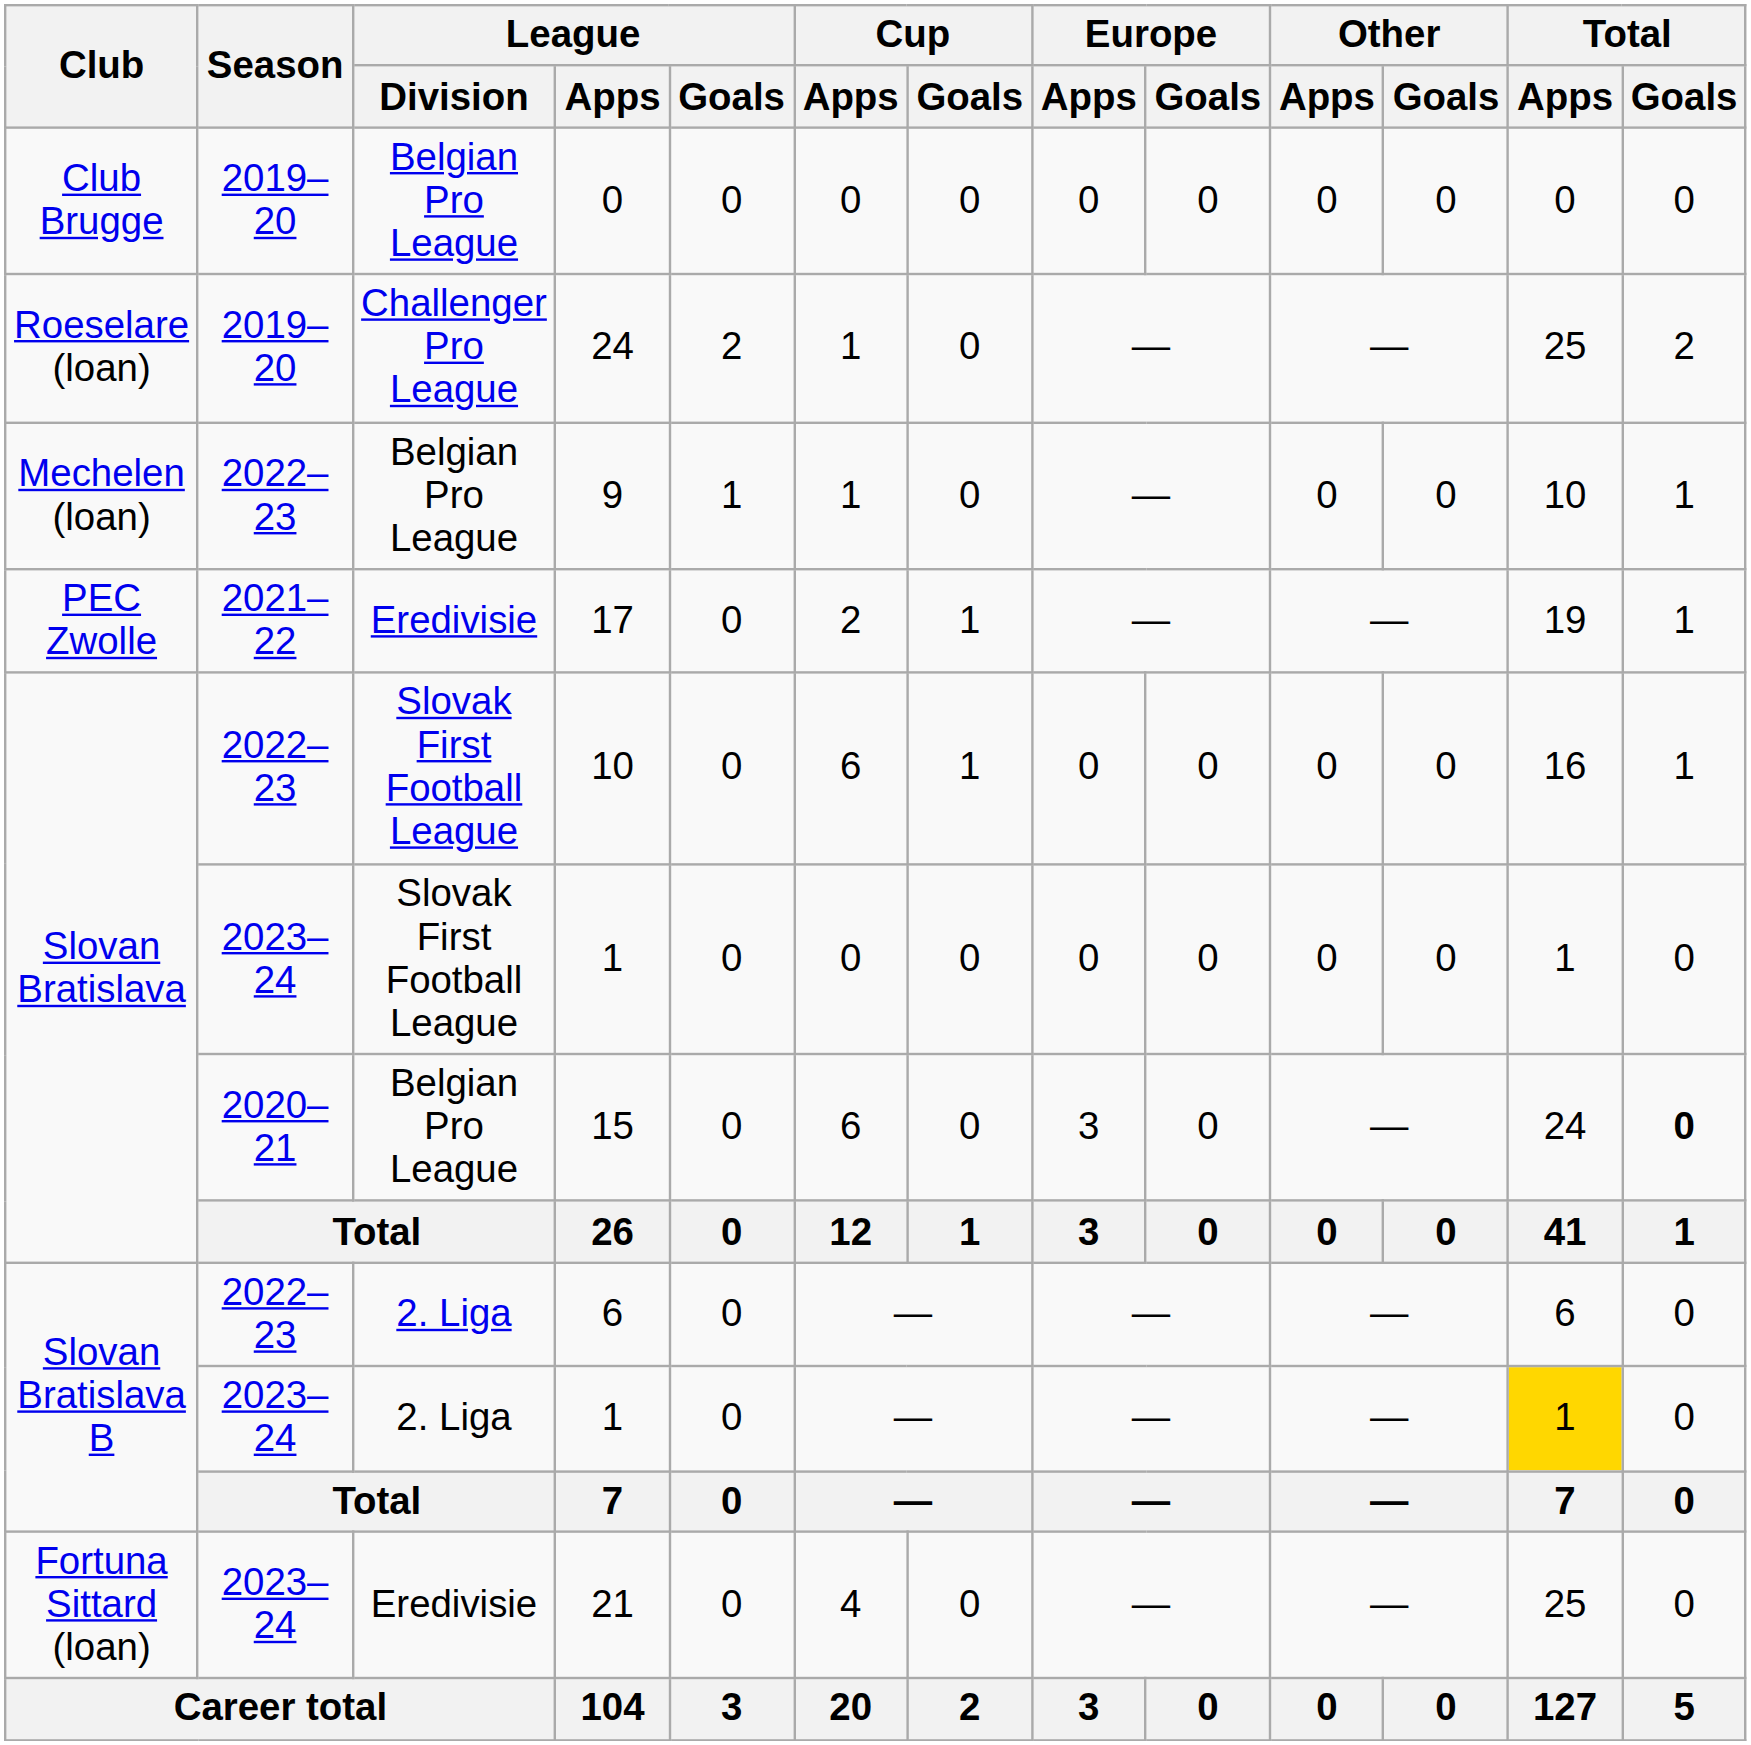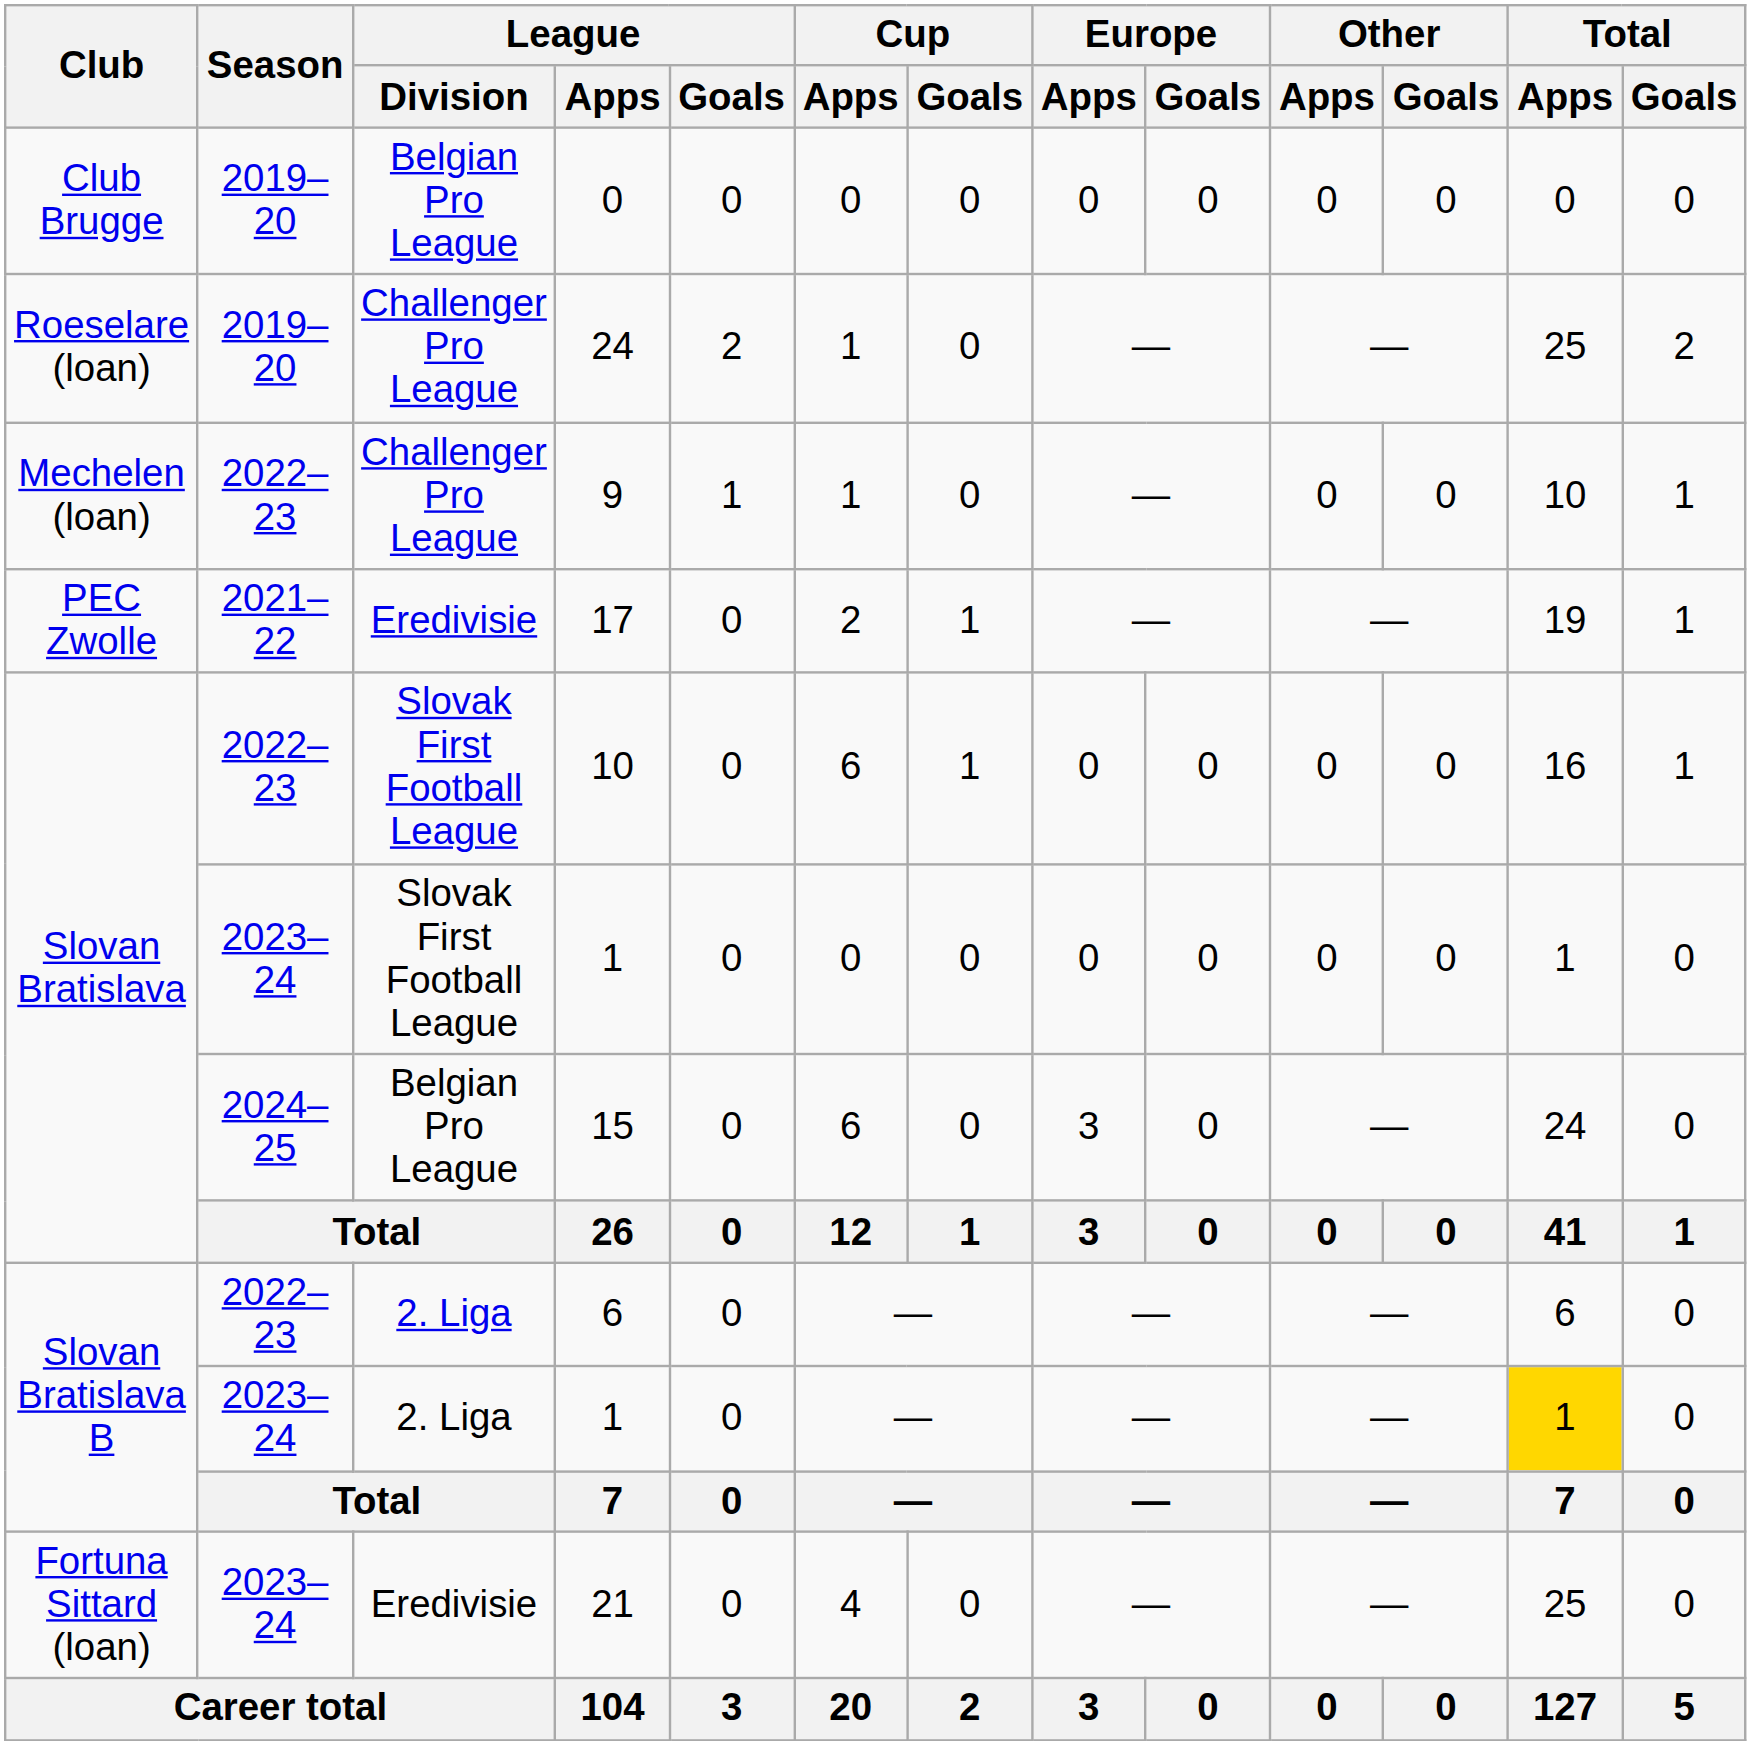(454, 494) Belgian Pro League -> (454, 494) Challenger Pro League
(275, 1126) 2020–21 -> (275, 1126) 2024–25
(1684, 1126) bold -> (1684, 1126) normal
